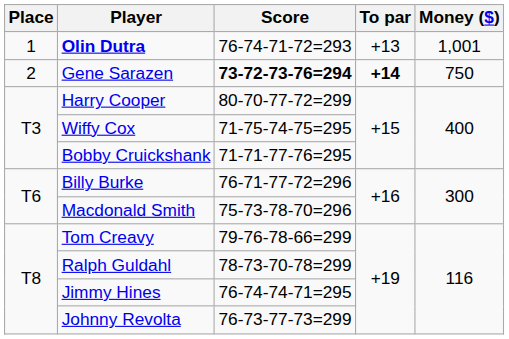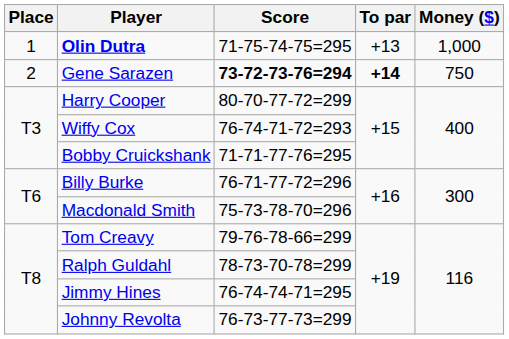(285, 45) 76-74-71-72=293 -> (285, 45) 71-75-74-75=295
(459, 45) 1,001 -> (459, 45) 1,000
(285, 127) 71-75-74-75=295 -> (285, 127) 76-74-71-72=293
